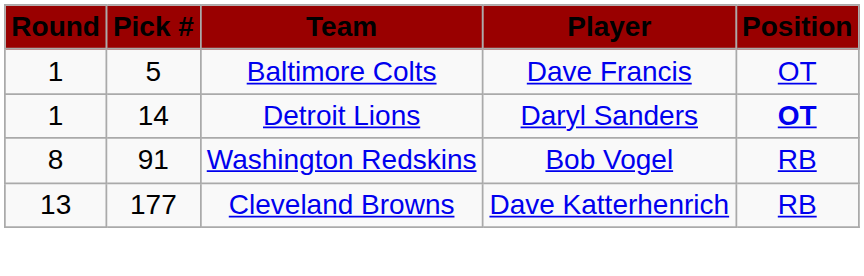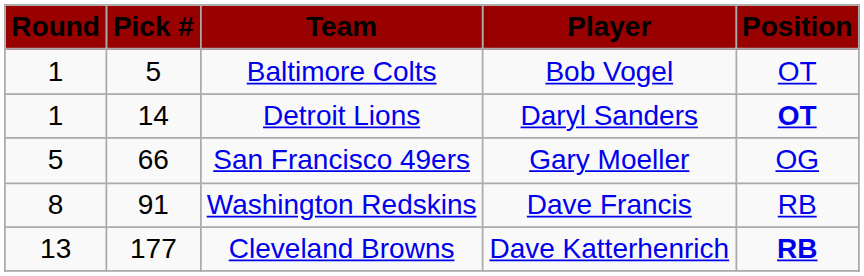(609, 71) Dave Francis -> (609, 71) Bob Vogel
+ row: (342, 159)
(609, 159) Bob Vogel -> (609, 204) Dave Francis
(797, 204) normal -> (797, 248) bold
